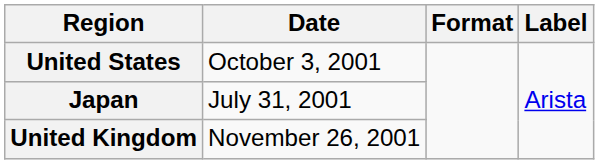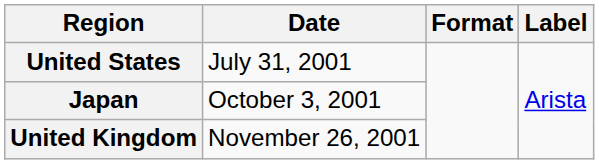(295, 61) October 3, 2001 -> (280, 61) July 31, 2001
(280, 100) July 31, 2001 -> (295, 100) October 3, 2001
